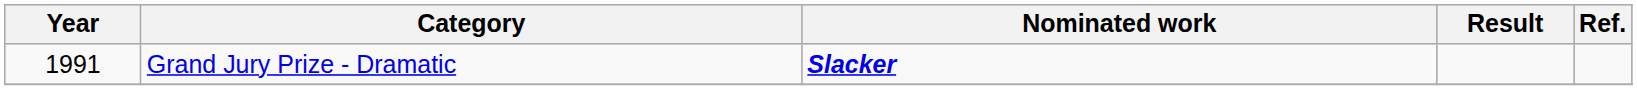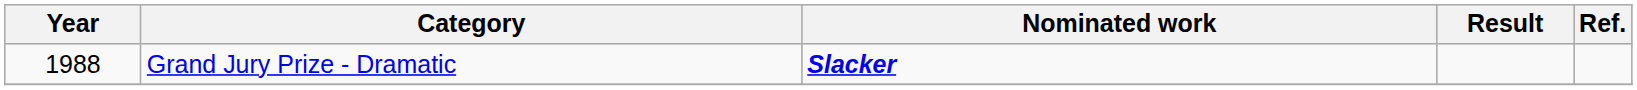(73, 63) 1991 -> (73, 63) 1988
